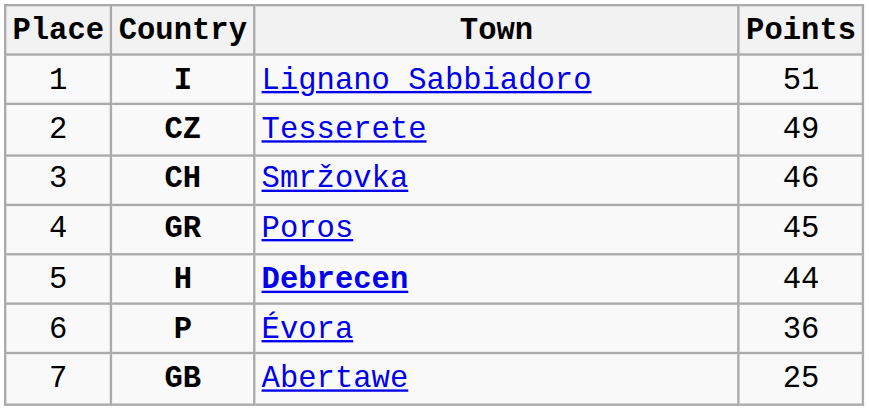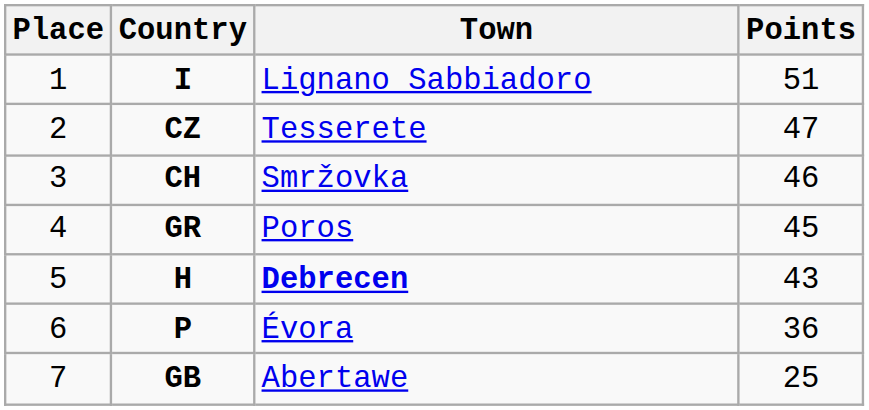(801, 130) 49 -> (801, 130) 47
(801, 279) 44 -> (801, 279) 43
